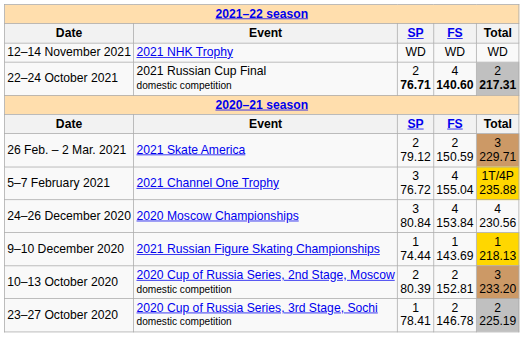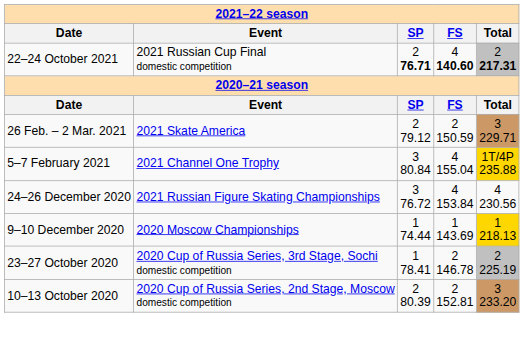- row: (69, 52)
(416, 183) 3 76.72 -> (416, 164) 3 80.84
(218, 216) 2020 Moscow Championships -> (258, 197) 2021 Russian Figure Skating Championships
(416, 216) 3 80.84 -> (416, 197) 3 76.72
(258, 249) 2021 Russian Figure Skating Championships -> (218, 229) 2020 Moscow Championships
rows swapped: (63, 315) <-> (63, 282)
